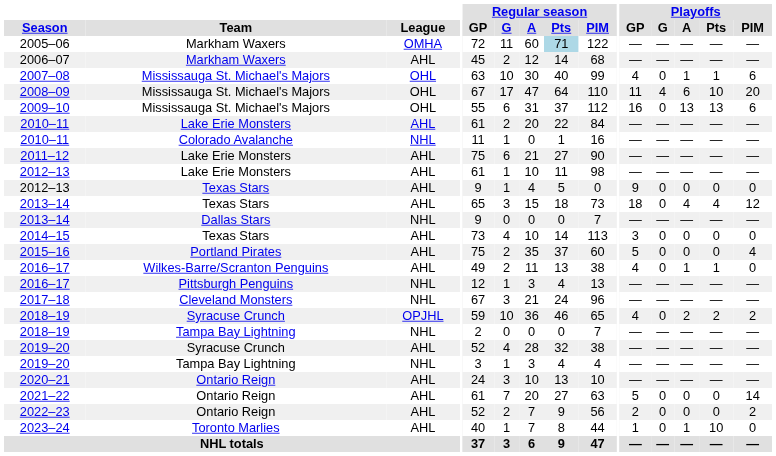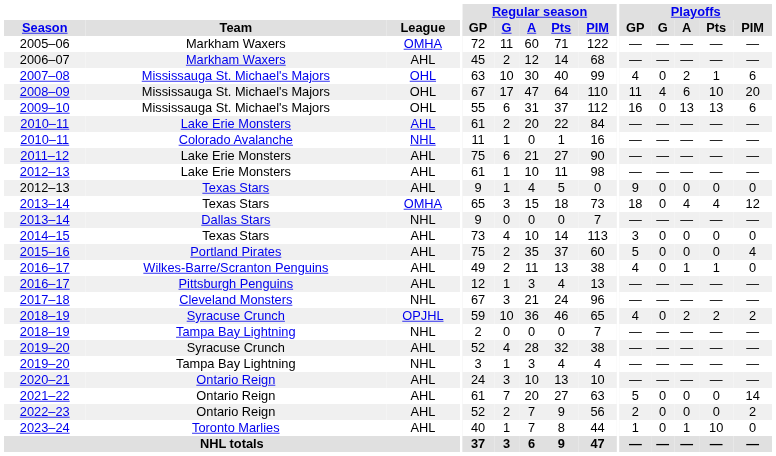(561, 44) lightblue background -> (561, 44) no background
(687, 76) 1 -> (687, 76) 2
(423, 204) AHL -> (423, 204) OMHA
(423, 284) NHL -> (423, 284) AHL
